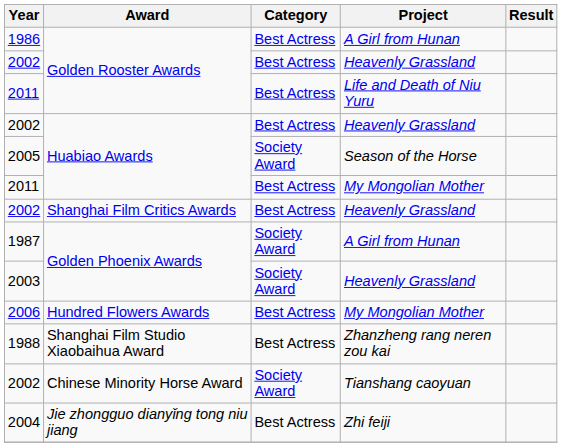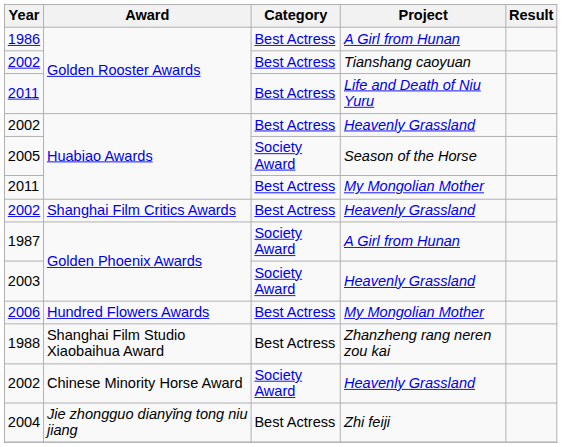(410, 62) Heavenly Grassland -> (407, 62) Tianshang caoyuan
(407, 383) Tianshang caoyuan -> (410, 383) Heavenly Grassland
